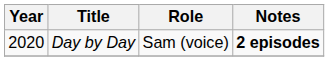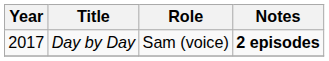(26, 42) 2020 -> (26, 42) 2017
